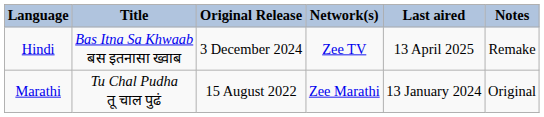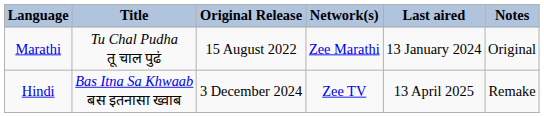rows swapped: (38, 91) <-> (38, 48)
